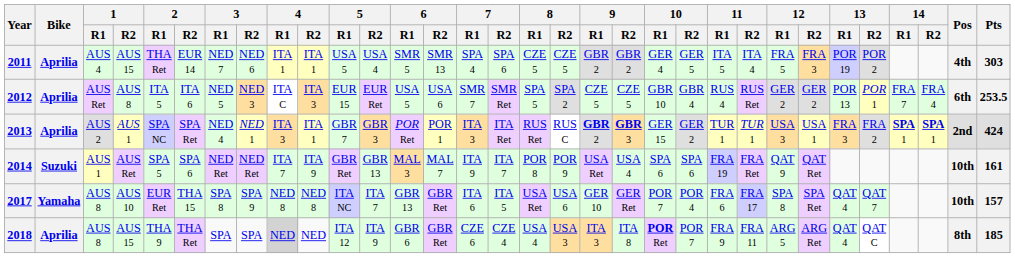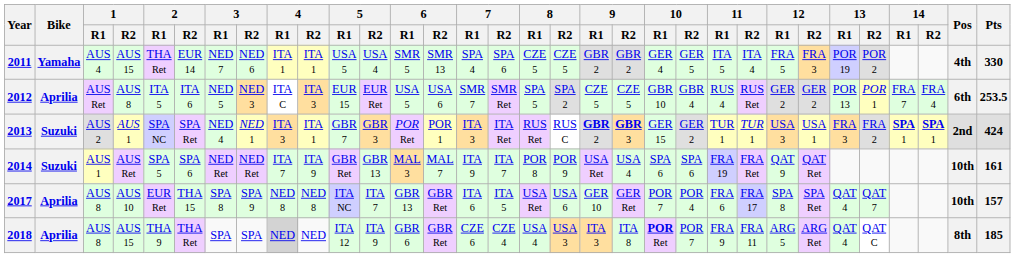(59, 62) Aprilia -> (59, 62) Yamaha
(994, 62) 303 -> (994, 62) 330
(59, 131) Aprilia -> (59, 131) Suzuki
(59, 201) Yamaha -> (59, 201) Aprilia
